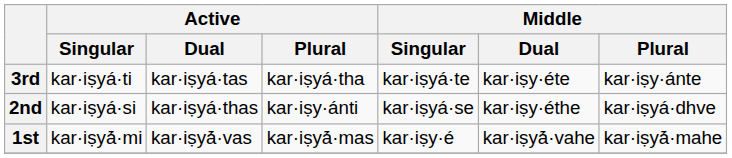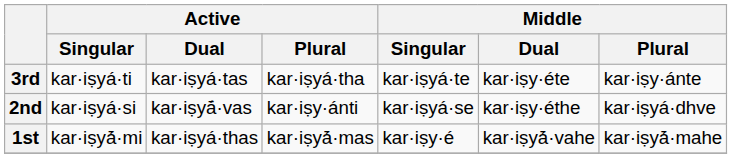(205, 108) kar·iṣyá·thas -> (201, 108) kar·iṣyā́·vas
(201, 138) kar·iṣyā́·vas -> (205, 138) kar·iṣyá·thas
